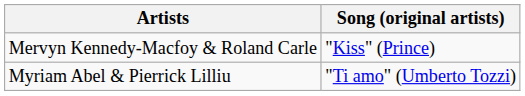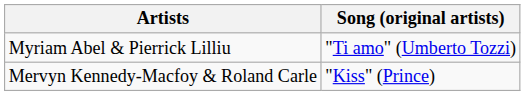rows swapped: (163, 47) <-> (120, 76)
